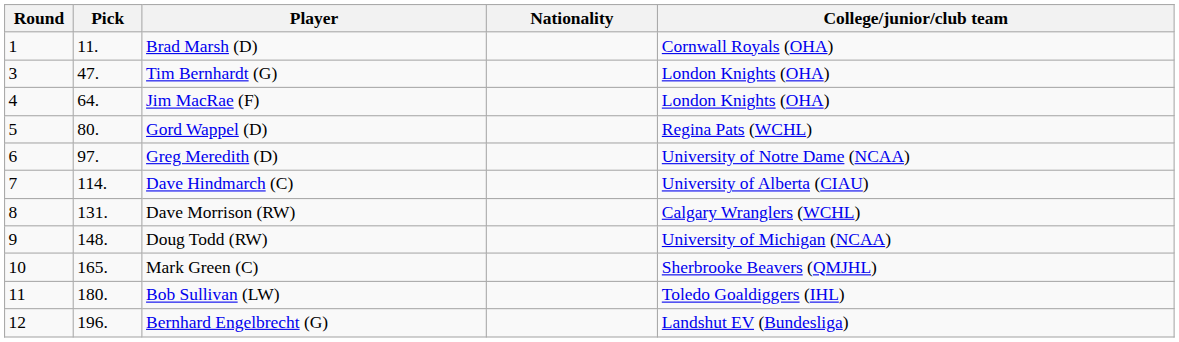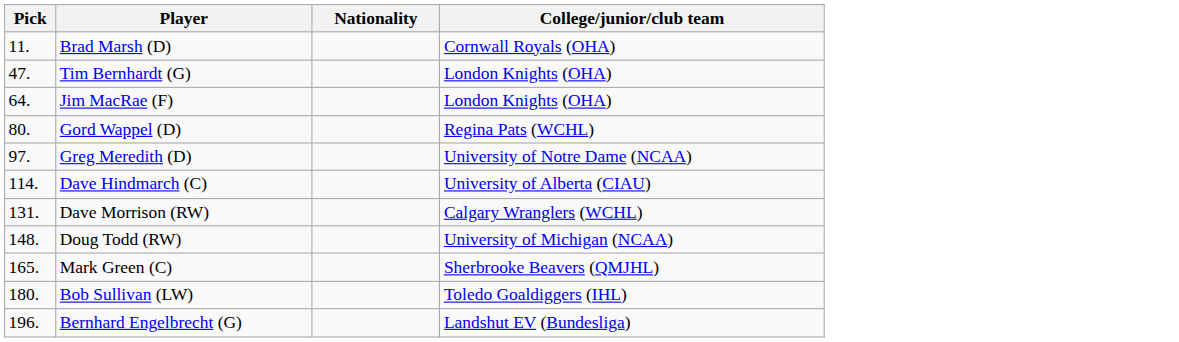- column: (39, 18)
